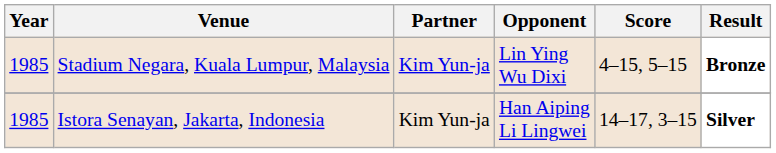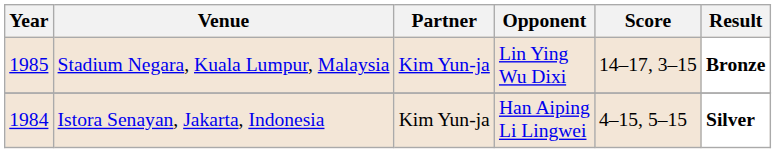(643, 64) 4–15, 5–15 -> (648, 64) 14–17, 3–15
(29, 120) 1985 -> (29, 120) 1984
(648, 120) 14–17, 3–15 -> (643, 120) 4–15, 5–15
